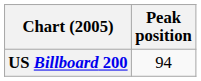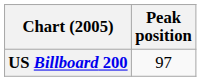(164, 62) 94 -> (164, 62) 97
